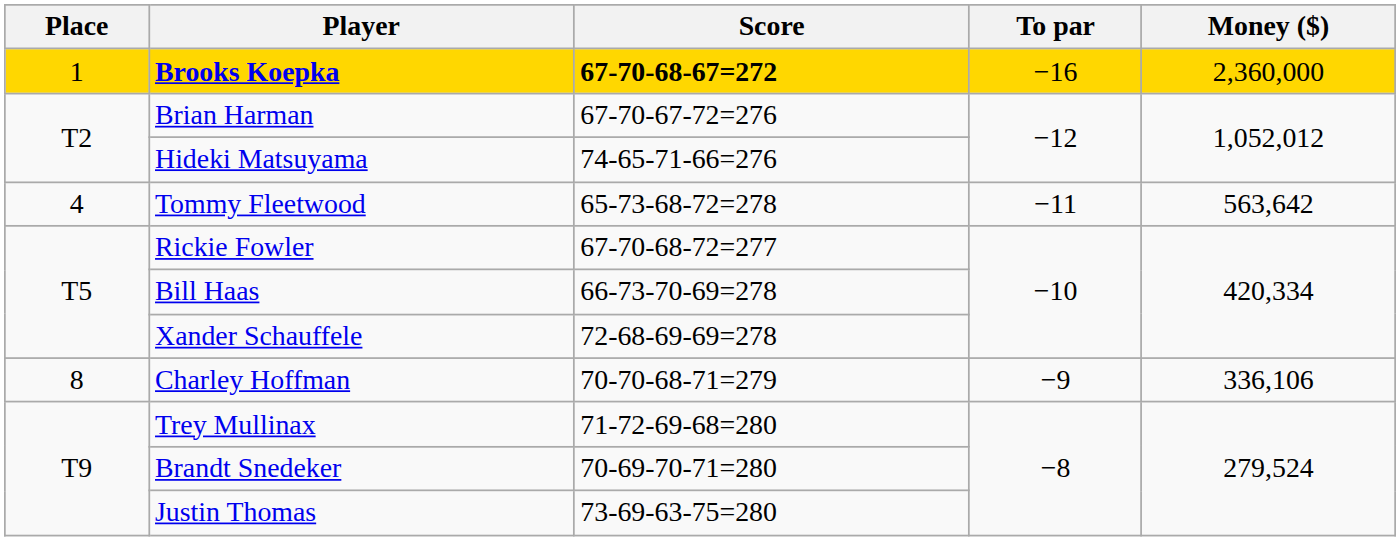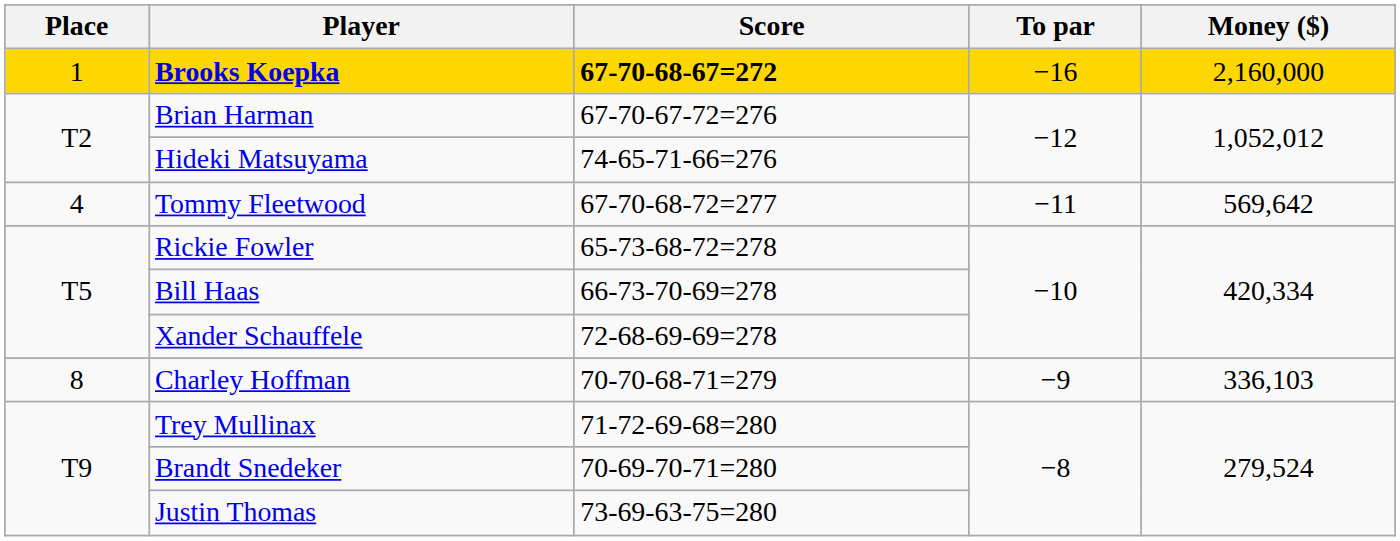(1269, 70) 2,360,000 -> (1269, 70) 2,160,000
(679, 203) 65-73-68-72=278 -> (679, 203) 67-70-68-72=277
(1269, 203) 563,642 -> (1269, 203) 569,642
(679, 247) 67-70-68-72=277 -> (679, 247) 65-73-68-72=278
(1269, 379) 336,106 -> (1269, 379) 336,103
